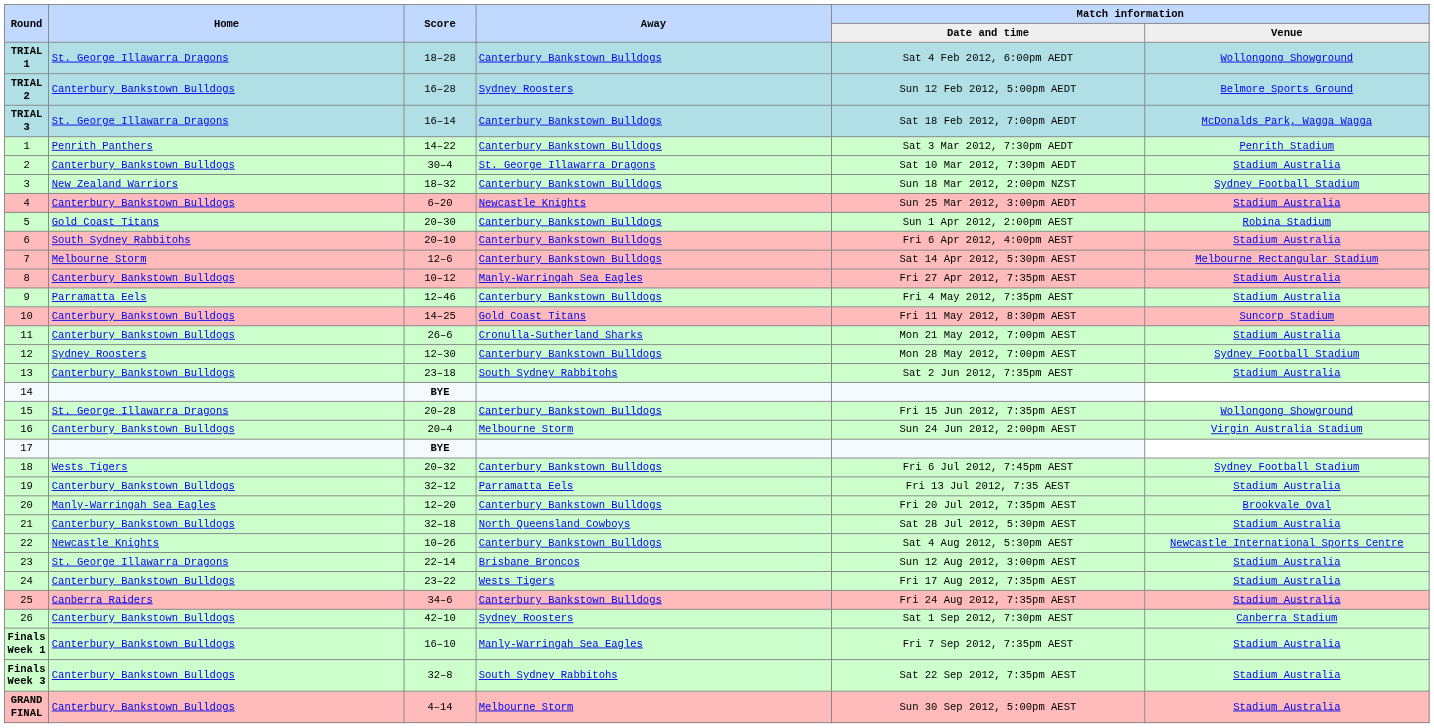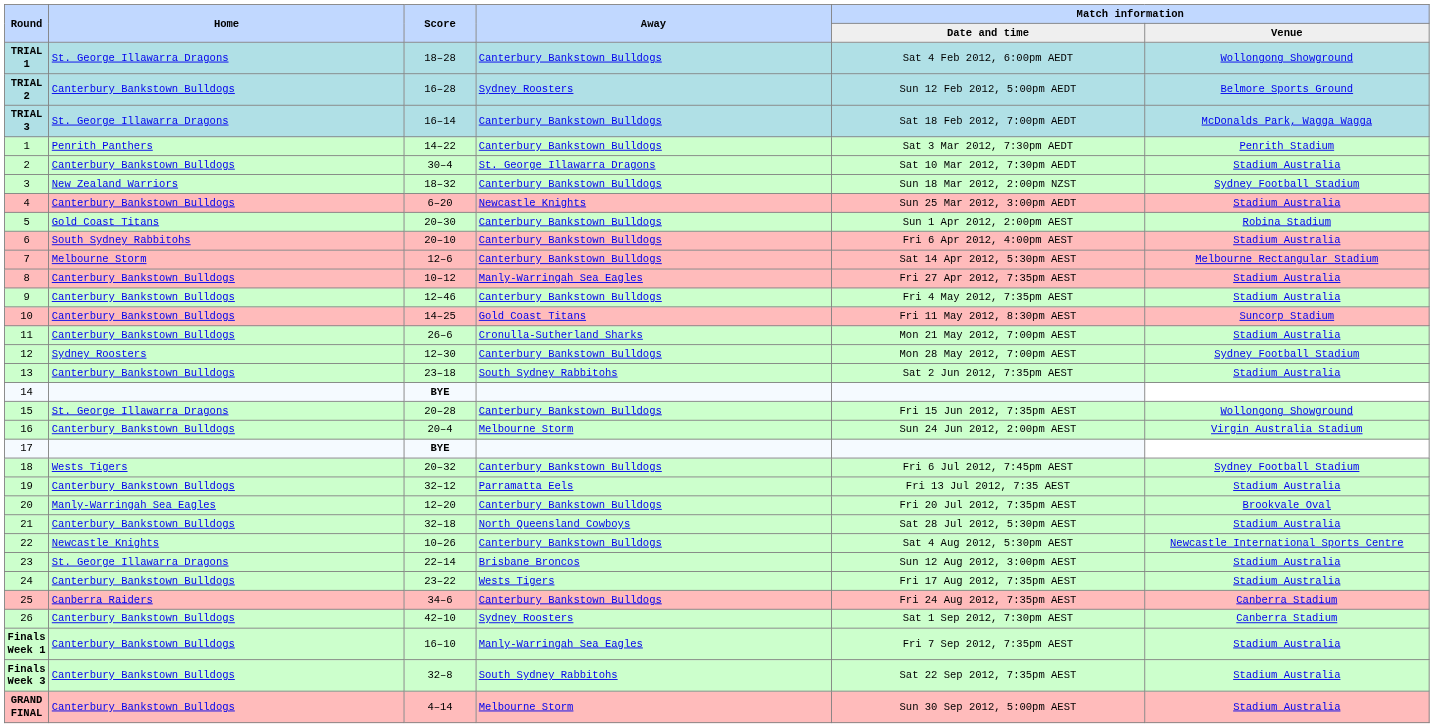(99, 297) Parramatta Eels -> (143, 297) Canterbury Bankstown Bulldogs
(1287, 600) Stadium Australia -> (1287, 600) Canberra Stadium
